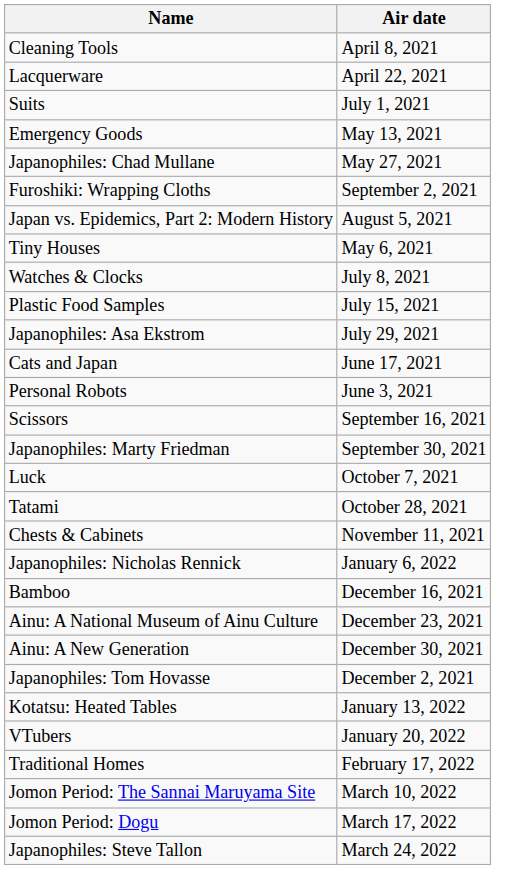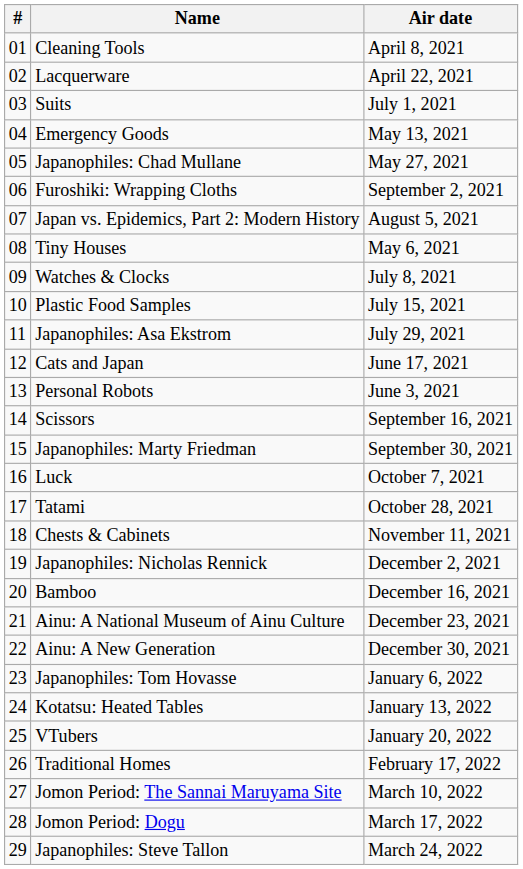+ column: (18, 18)
(399, 563) January 6, 2022 -> (434, 563) December 2, 2021
(408, 678) December 2, 2021 -> (425, 678) January 6, 2022
